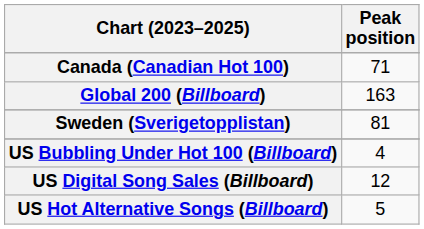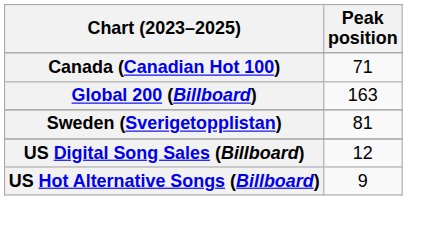- row: (173, 152)
(380, 209) 5 -> (363, 180) 9
